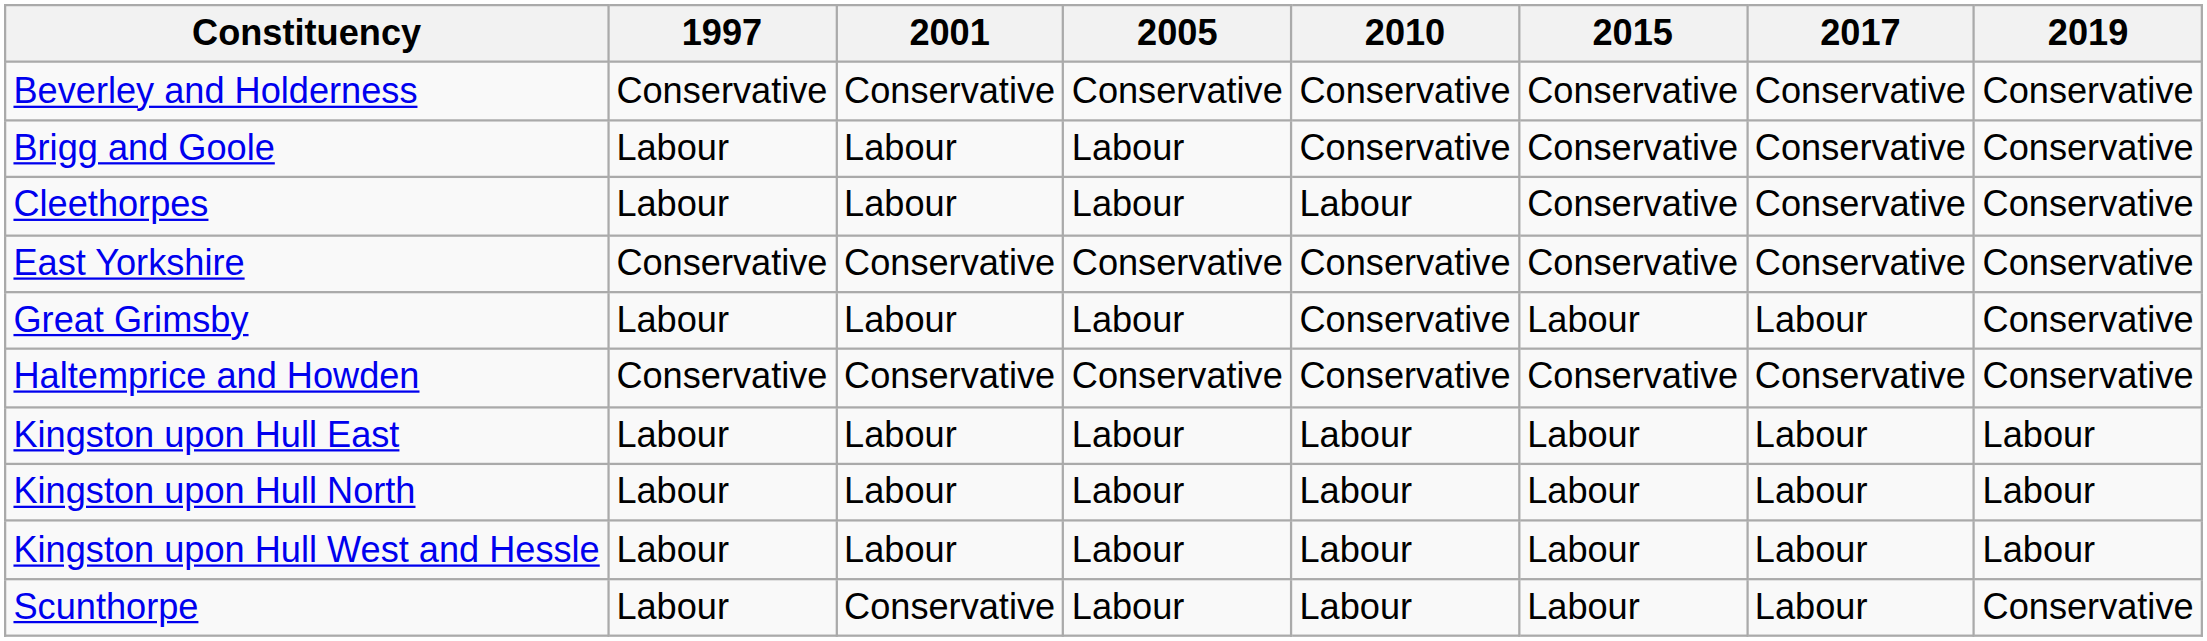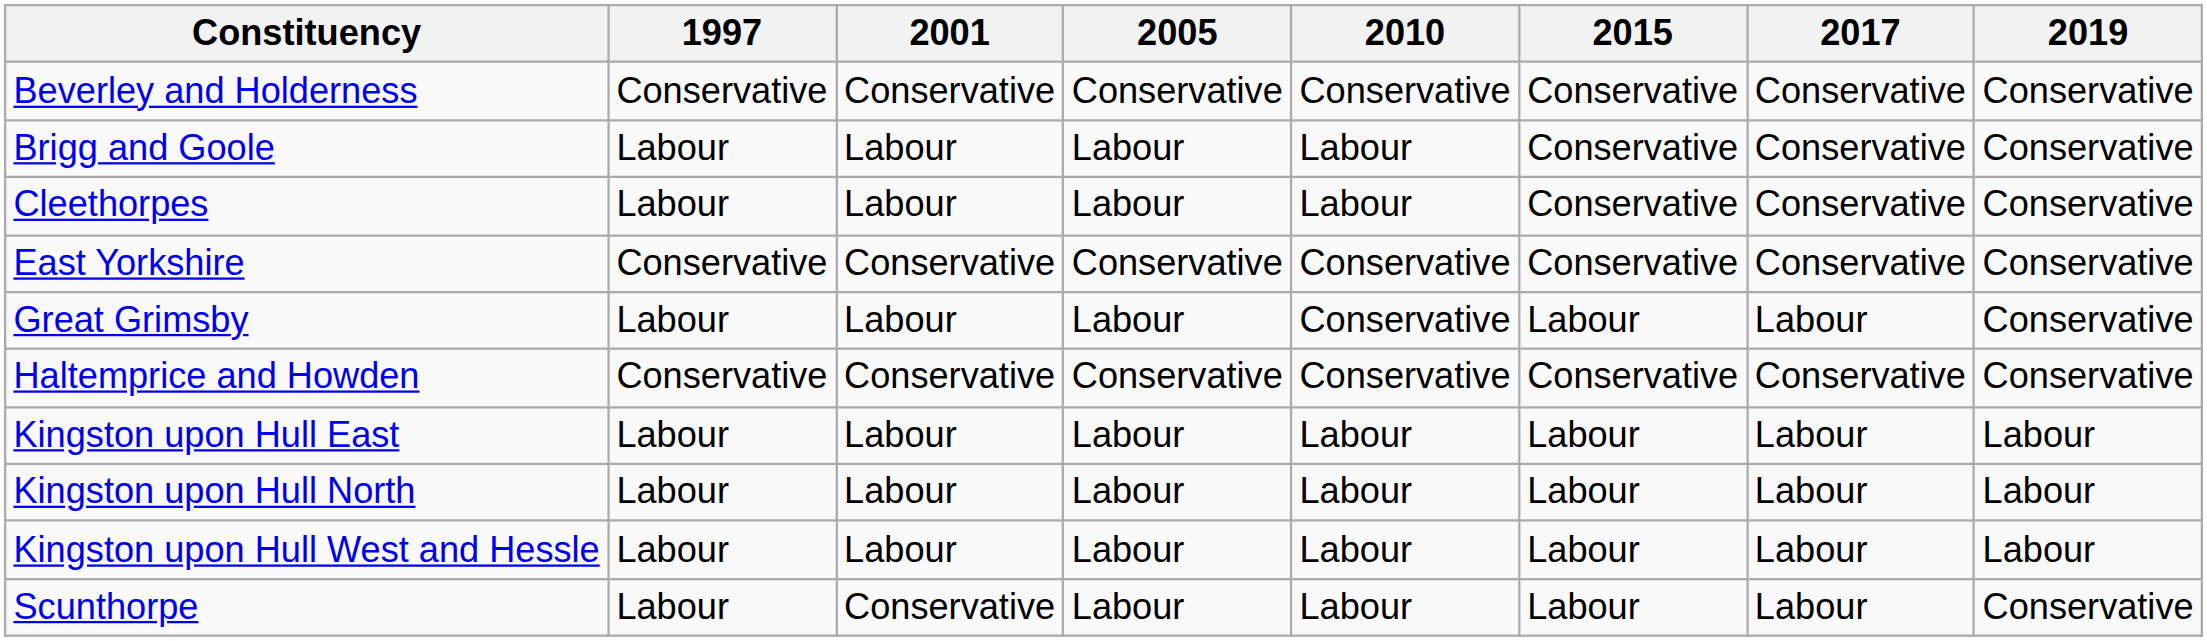(1405, 147) Conservative -> (1356, 147) Labour
